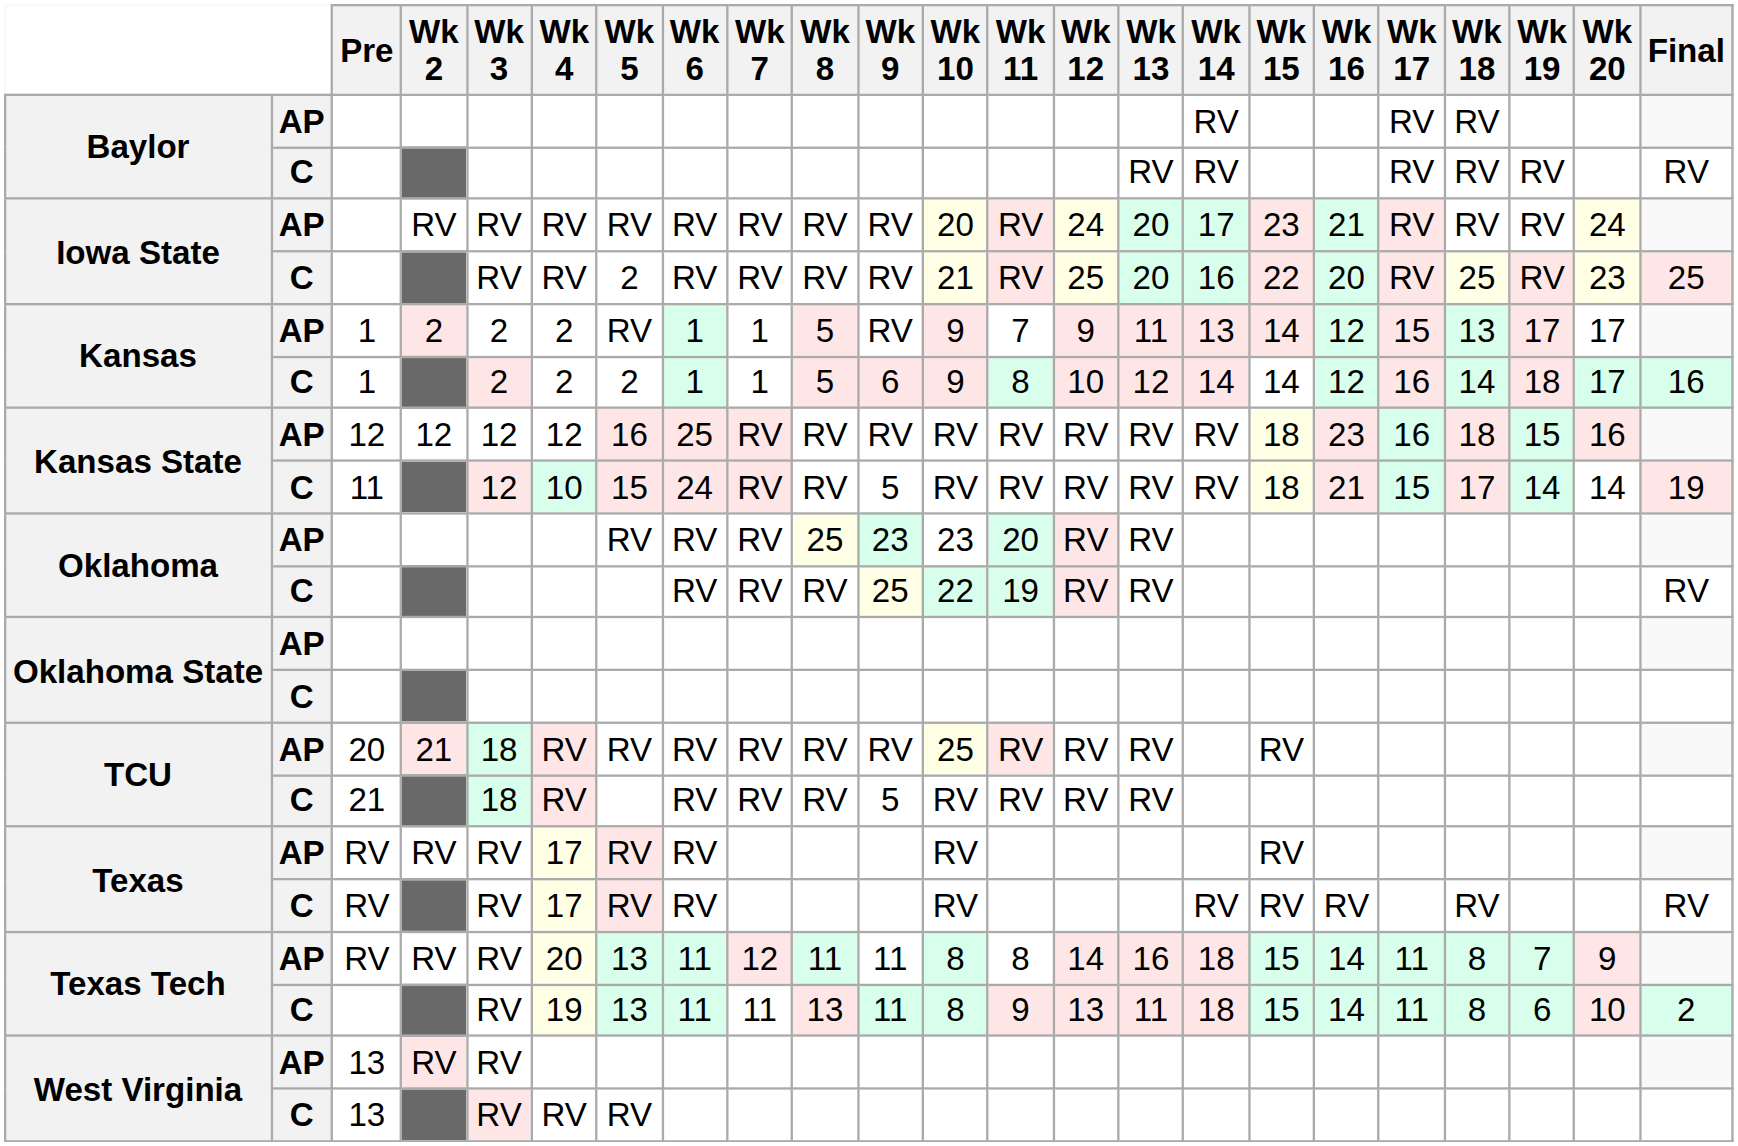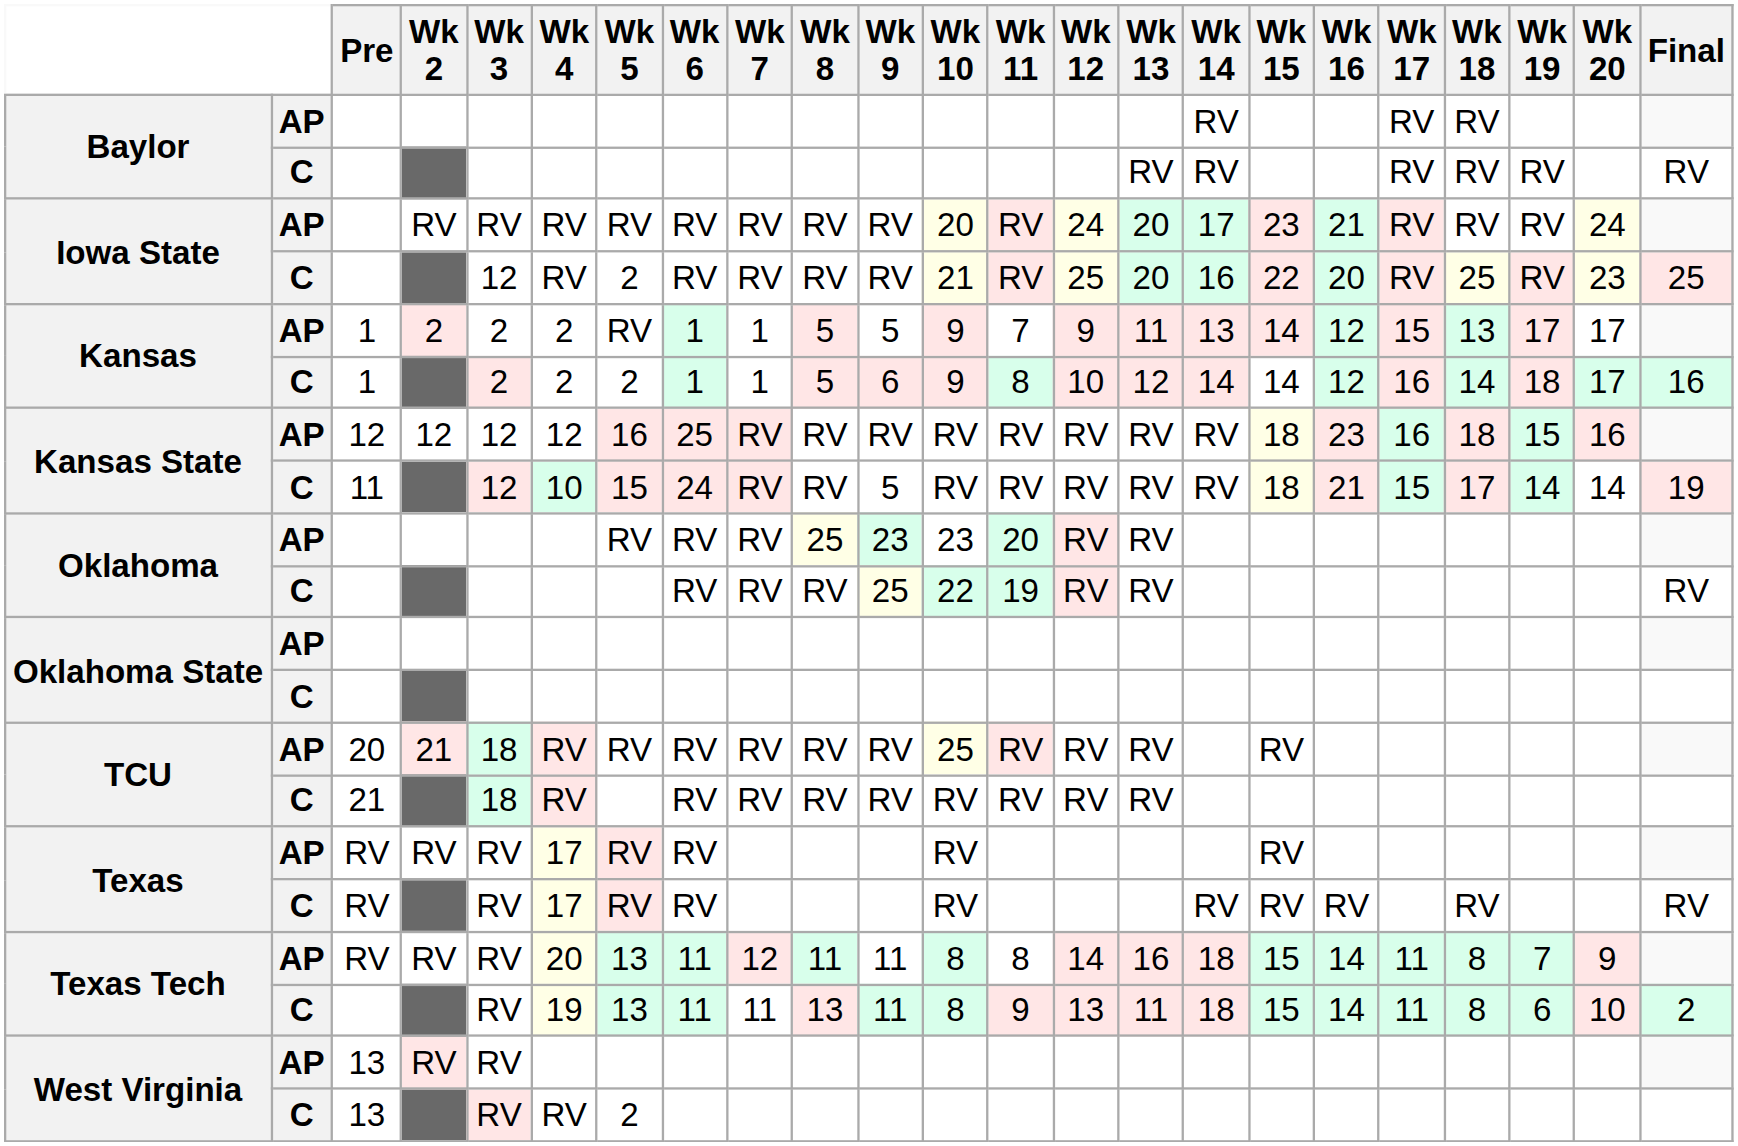(499, 278) RV -> (499, 278) 12
(890, 330) RV -> (890, 330) 5
(890, 801) 5 -> (890, 801) RV
(629, 1115) RV -> (629, 1115) 2
